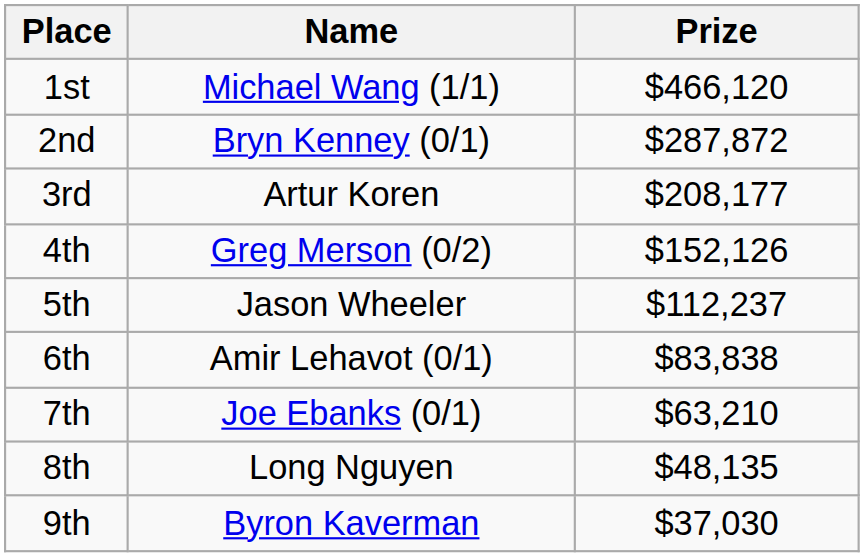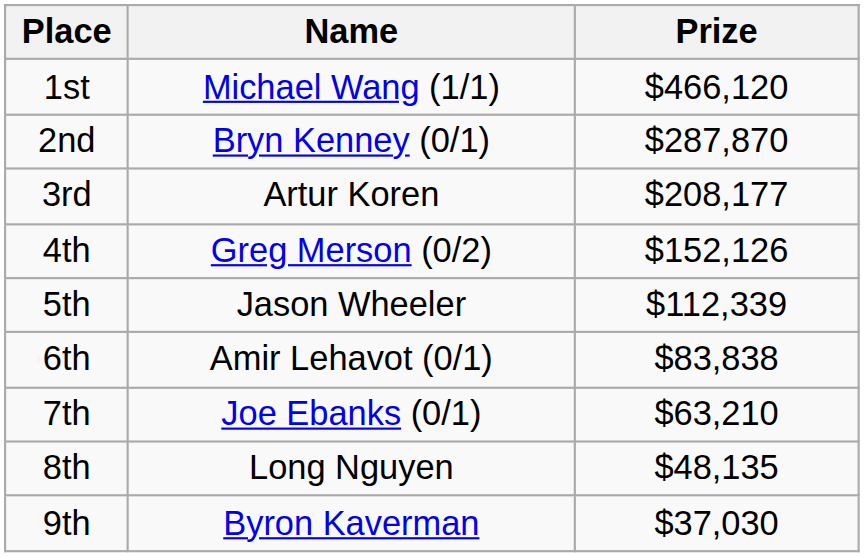(717, 140) $287,872 -> (717, 140) $287,870
(717, 304) $112,237 -> (717, 304) $112,339
